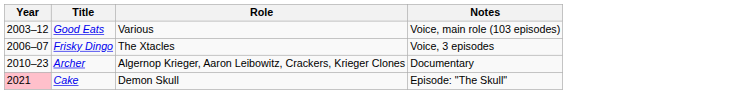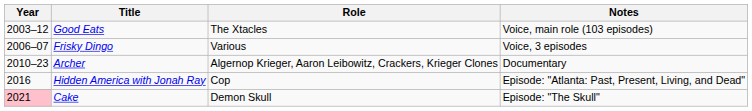(136, 30) Various -> (239, 30) The Xtacles
(146, 47) The Xtacles -> (228, 47) Various
+ row: (130, 81)
